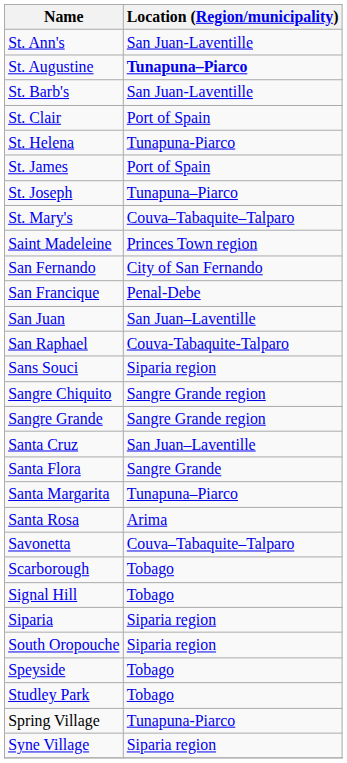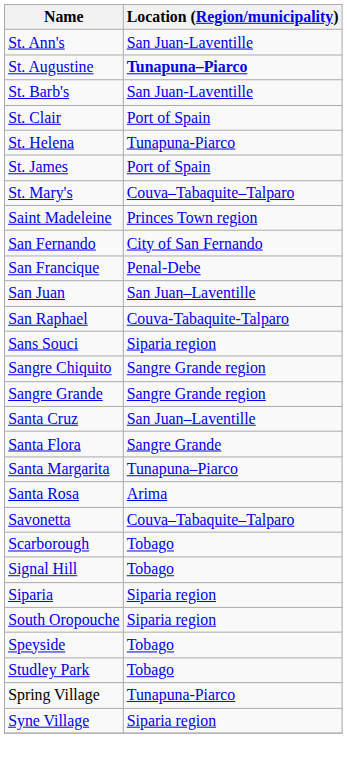- row: (40, 192)
